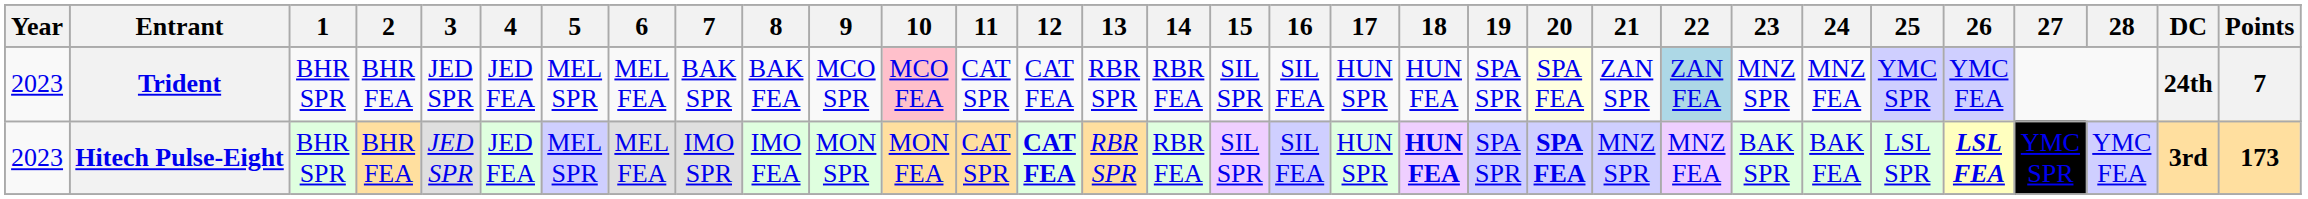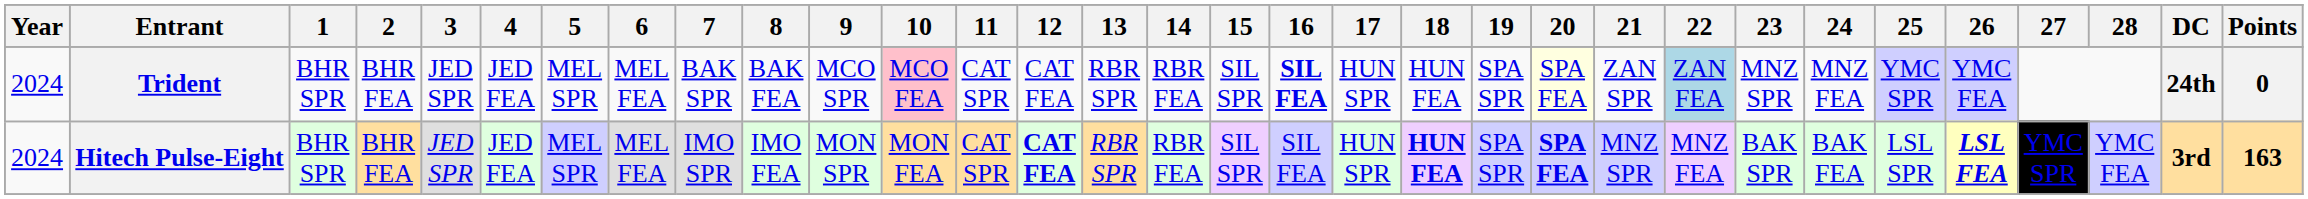(37, 83) 2023 -> (37, 83) 2024
(1300, 83) normal -> (1301, 83) bold
(2260, 83) 7 -> (2263, 83) 0
(37, 157) 2023 -> (37, 157) 2024
(2260, 157) 173 -> (2263, 157) 163
